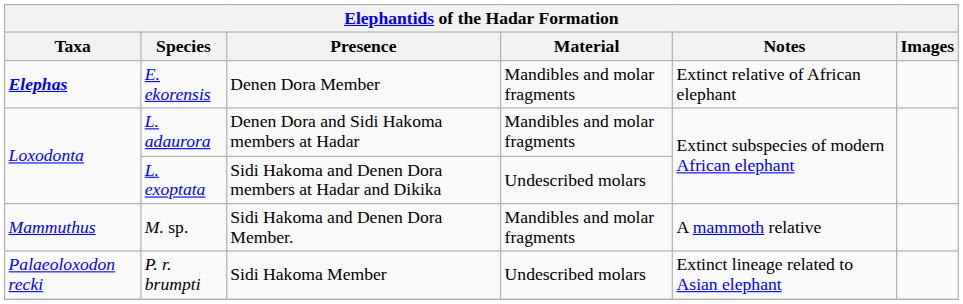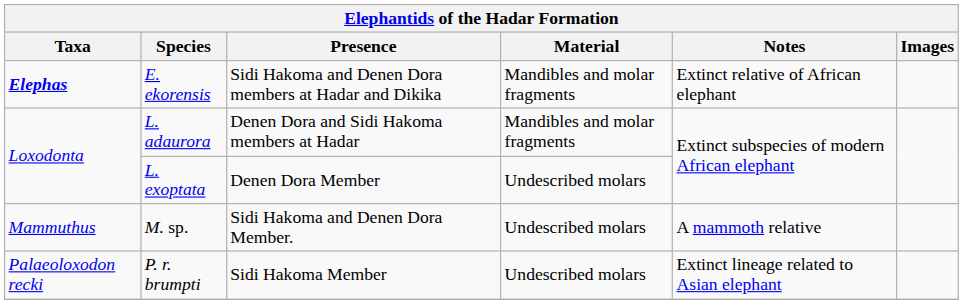(305, 84) Denen Dora Member -> (336, 84) Sidi Hakoma and Denen Dora members at Hadar and Dikika
(336, 179) Sidi Hakoma and Denen Dora members at Hadar and Dikika -> (305, 179) Denen Dora Member
(579, 227) Mandibles and molar fragments -> (575, 227) Undescribed molars
